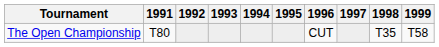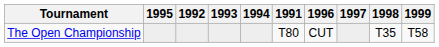columns swapped: (160, 14) <-> (289, 14)
